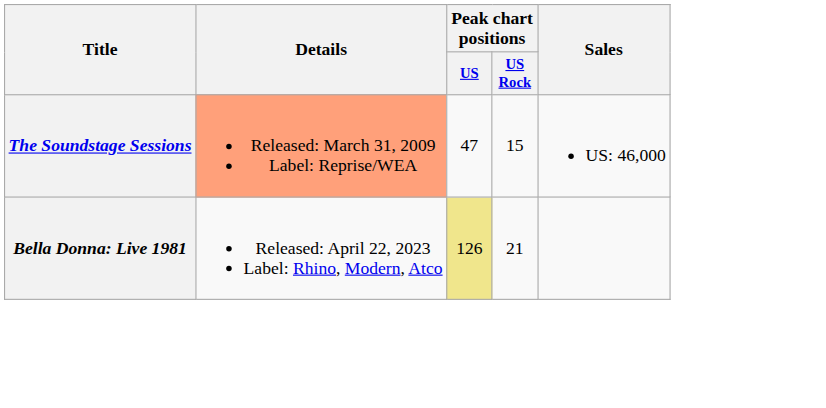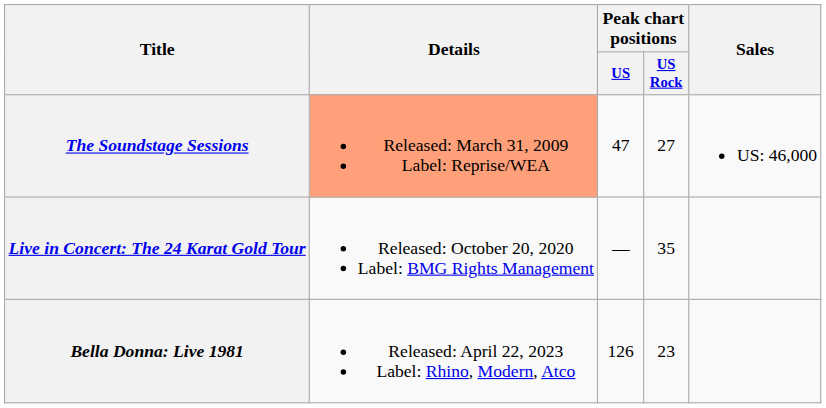(515, 145) 15 -> (666, 145) 27
+ row: (157, 248)
(469, 248) khaki background -> (621, 351) no background
(515, 248) 21 -> (666, 351) 23
